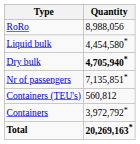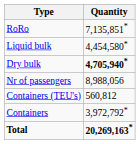(105, 27) 8,988,056 -> (107, 28) 7,135,851*
(107, 79) 7,135,851* -> (105, 80) 8,988,056
